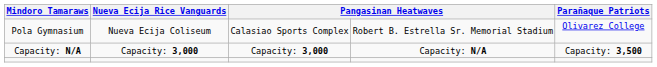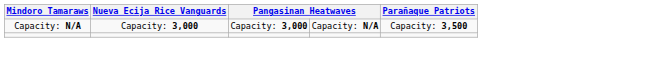- row: (48, 31)
